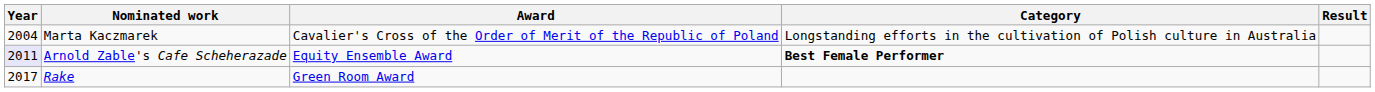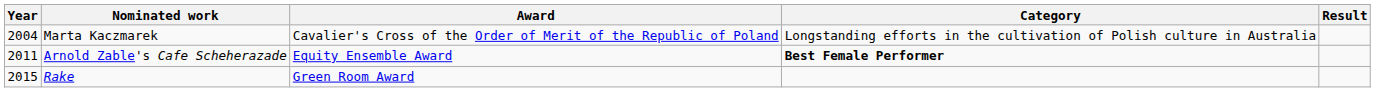(23, 56) lavender background -> (23, 56) no background
(23, 76) 2017 -> (23, 76) 2015
